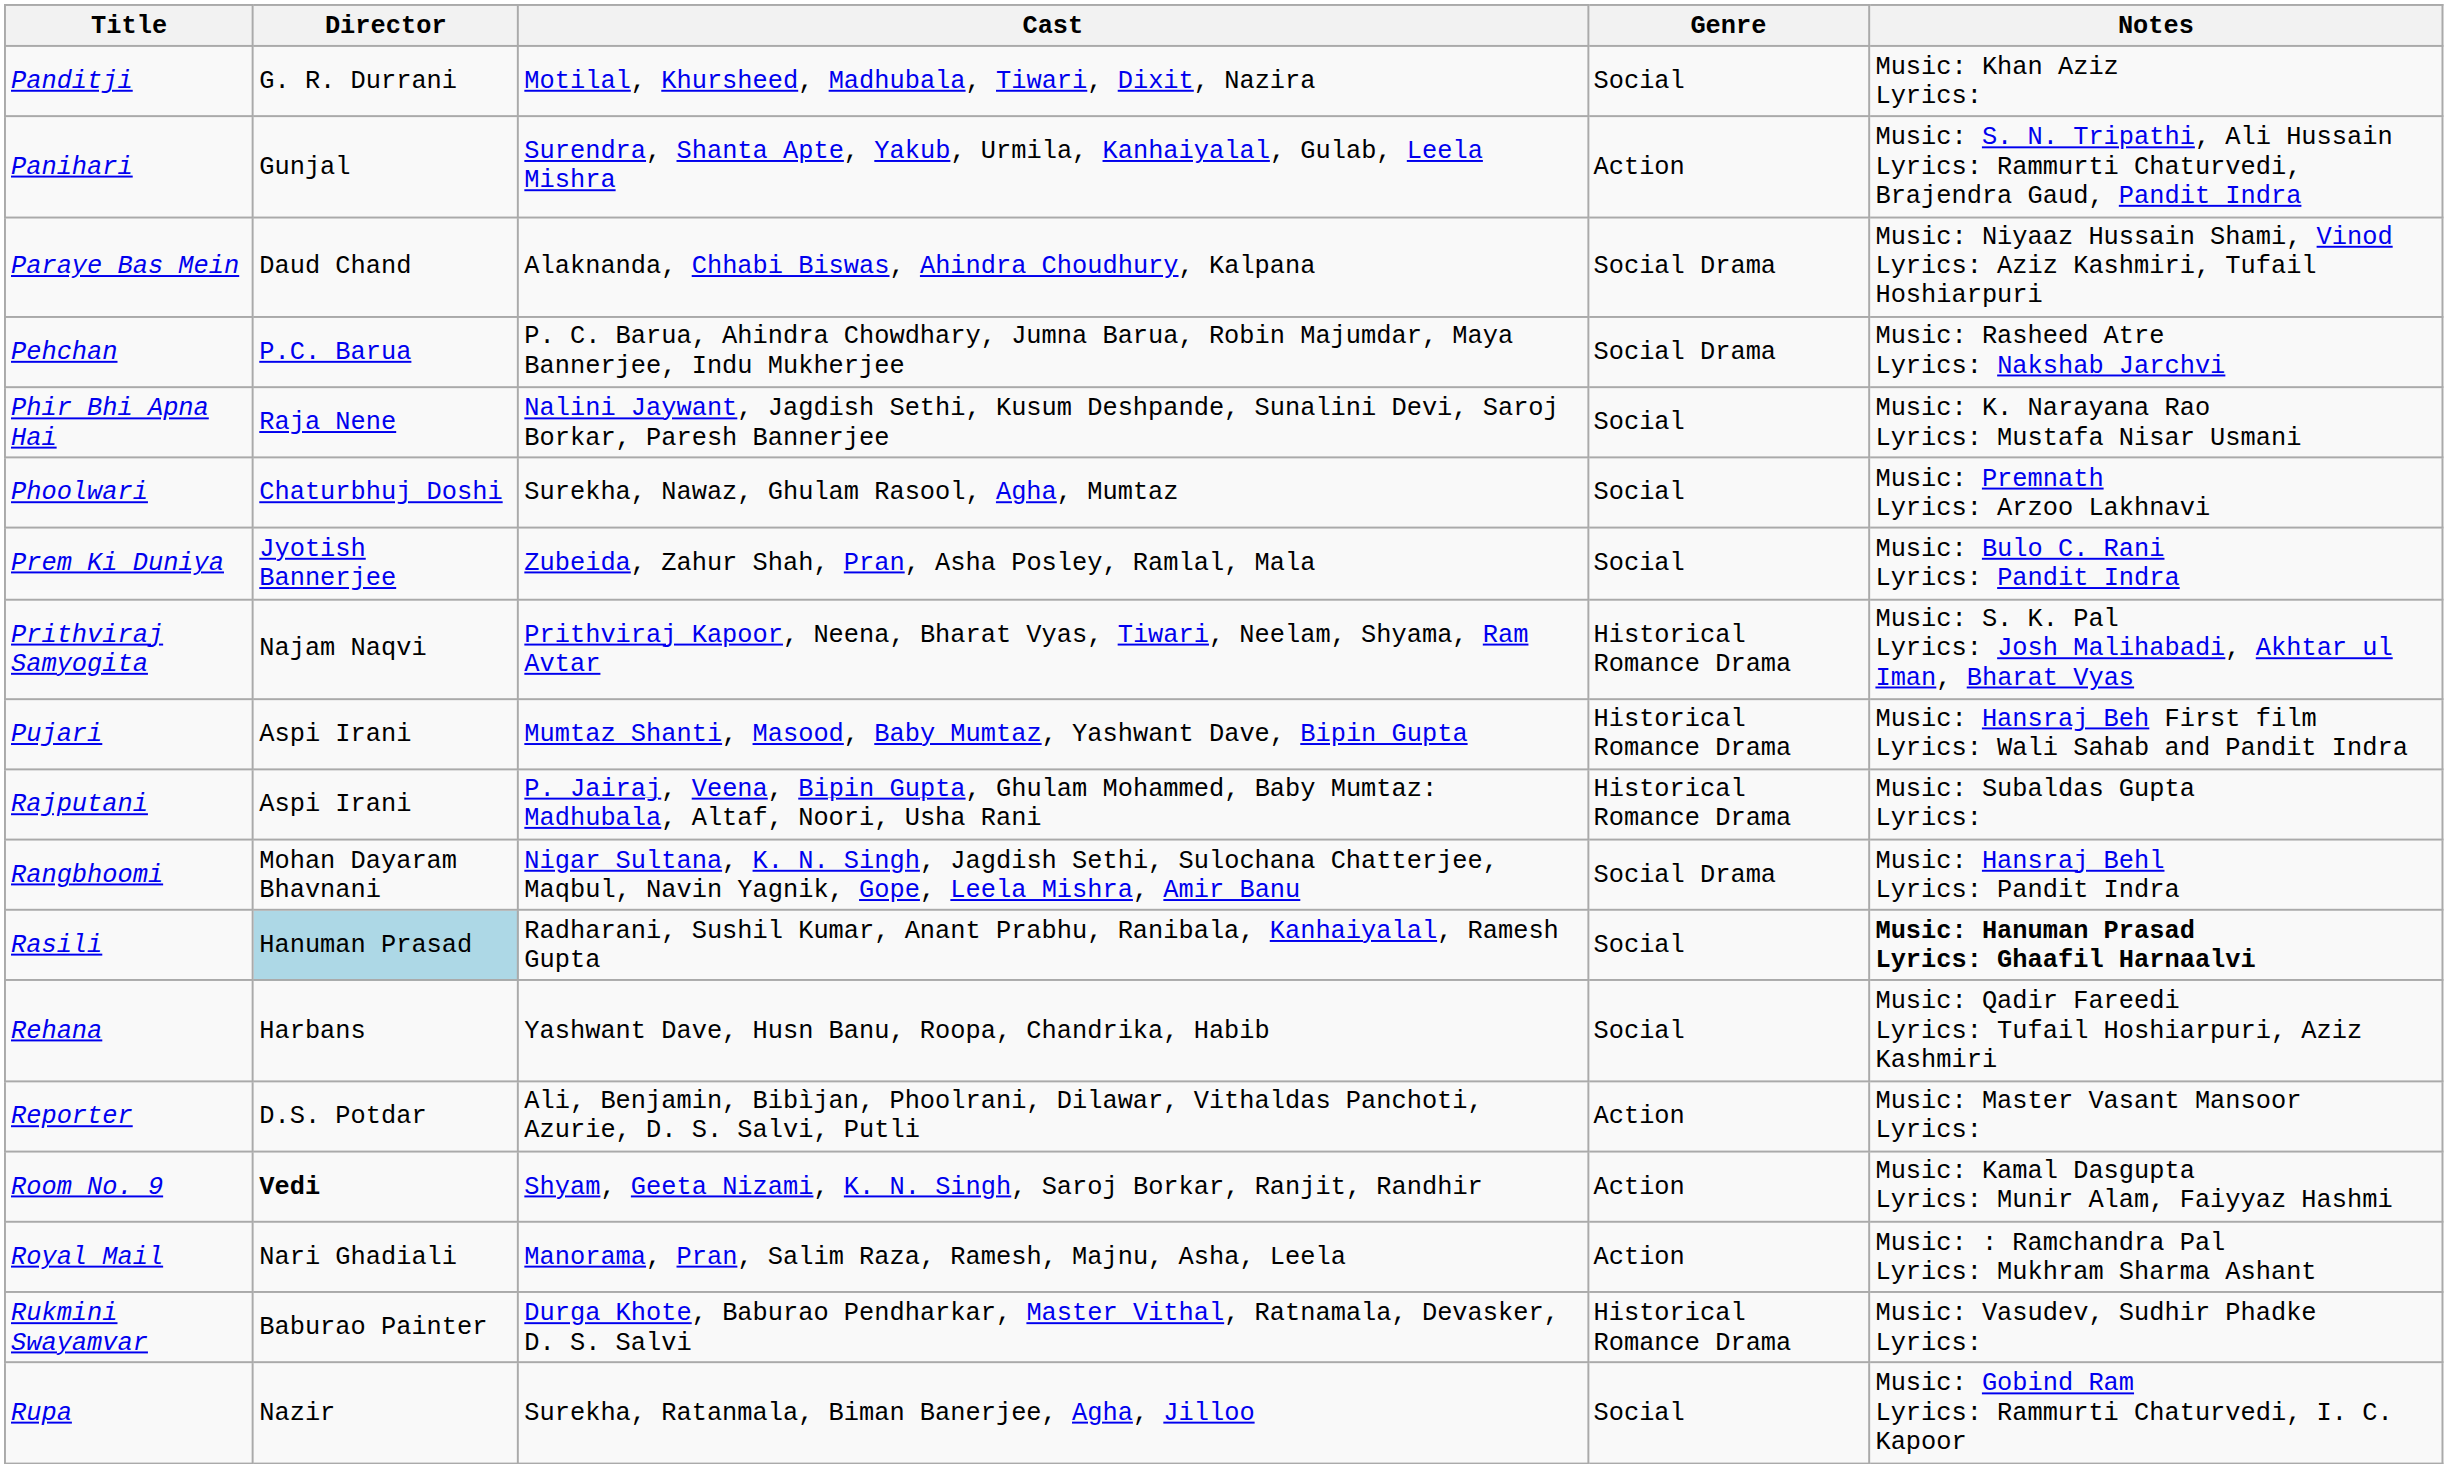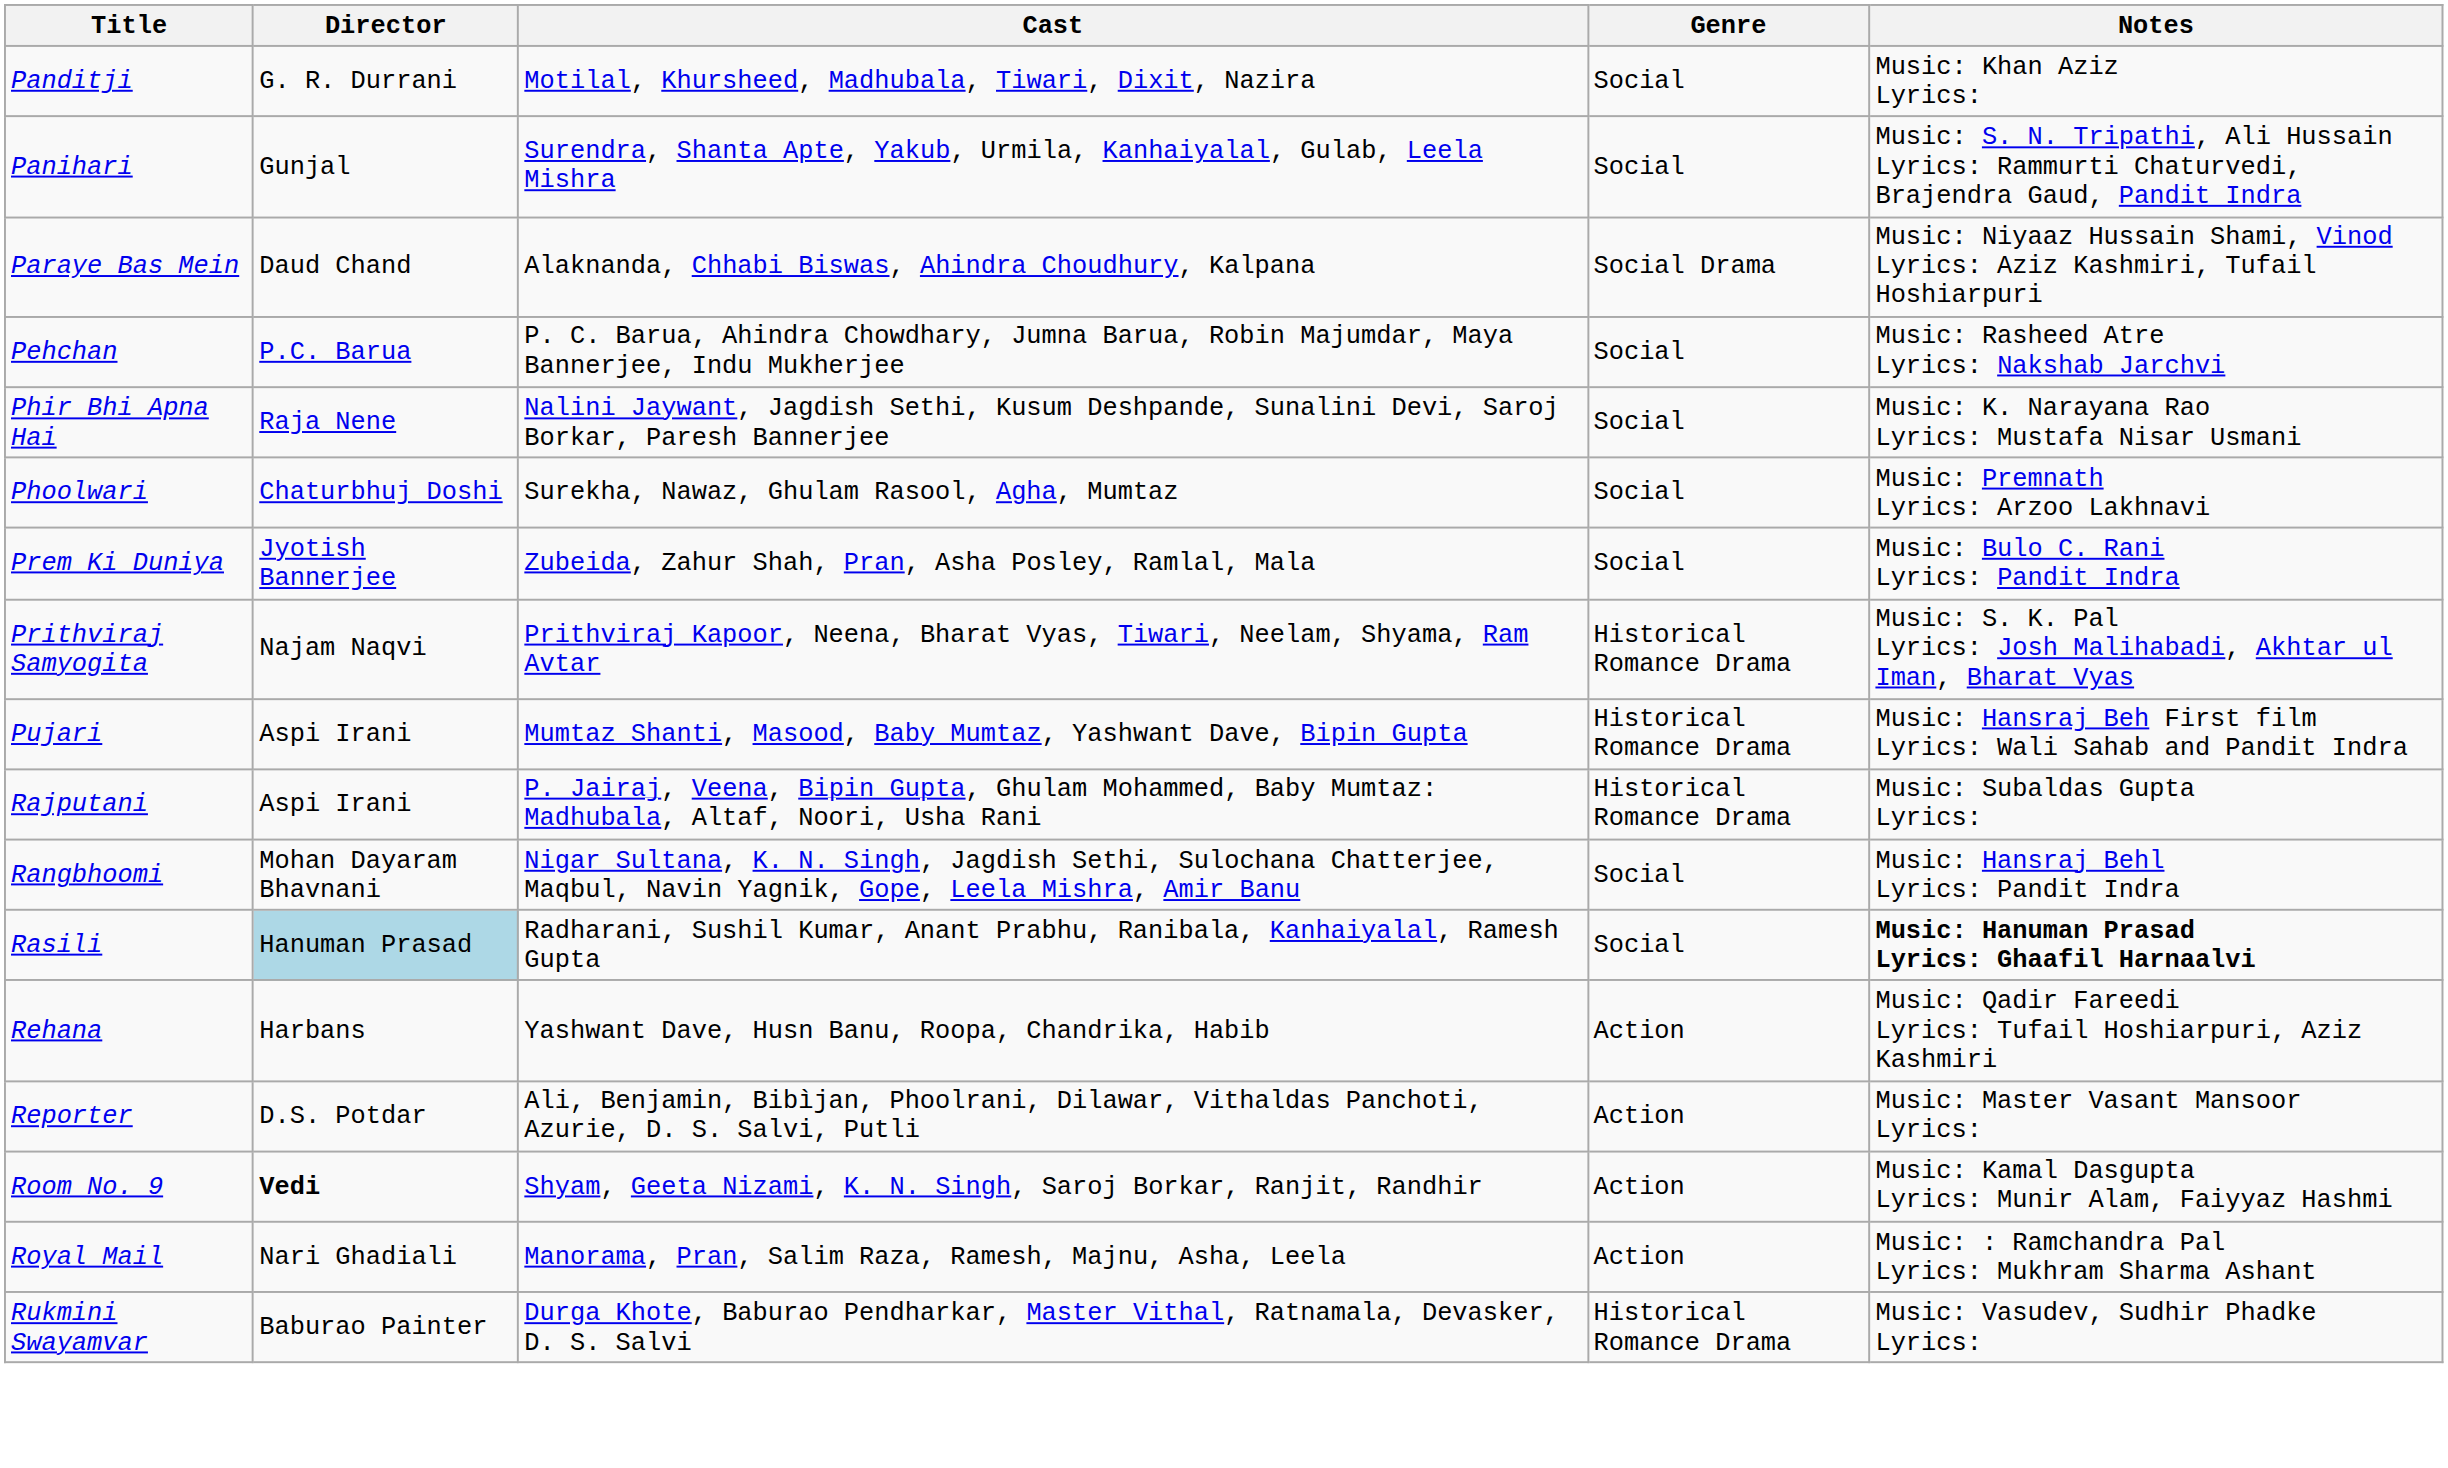(1639, 167) Action -> (1639, 167) Social
(1685, 352) Social Drama -> (1639, 352) Social
(1685, 875) Social Drama -> (1639, 875) Social
(1639, 1031) Social -> (1639, 1031) Action
- row: (41, 1413)
